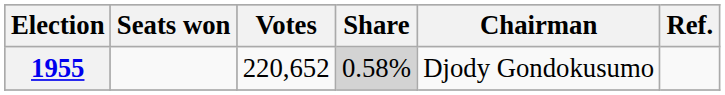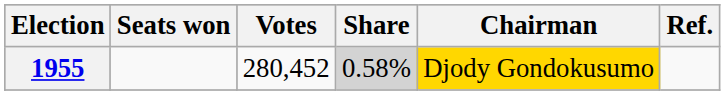(286, 68) 220,652 -> (286, 68) 280,452
(539, 68) no background -> (539, 68) gold background
